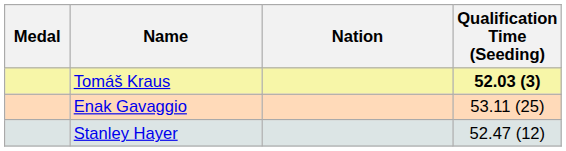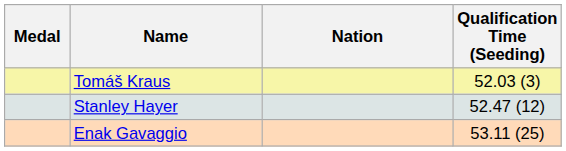(507, 81) bold -> (507, 81) normal
rows swapped: (126, 133) <-> (130, 107)
